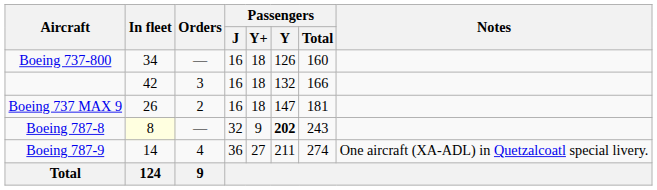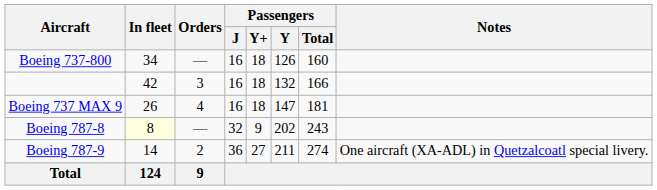(200, 106) 2 -> (200, 106) 4
(285, 128) bold -> (285, 128) normal
(200, 151) 4 -> (200, 151) 2
